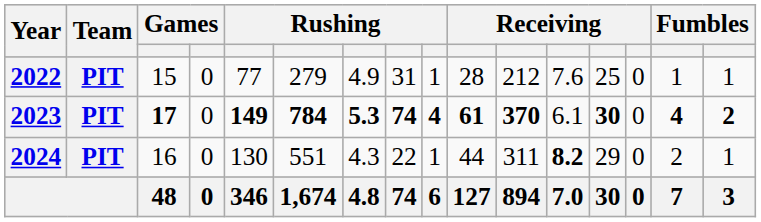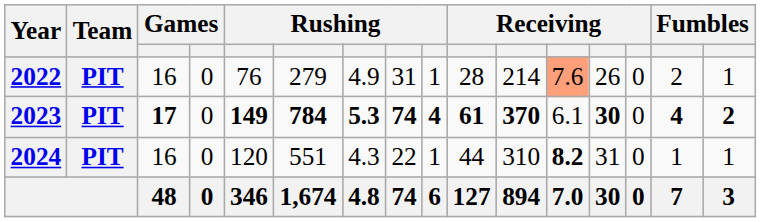(164, 76) 15 -> (164, 76) 16
(249, 76) 77 -> (249, 76) 76
(521, 76) 212 -> (521, 76) 214
(568, 76) no background -> (568, 76) lightsalmon background
(608, 76) 25 -> (608, 76) 26
(676, 76) 1 -> (676, 76) 2
(249, 156) 130 -> (249, 156) 120
(521, 156) 311 -> (521, 156) 310
(608, 156) 29 -> (608, 156) 31
(676, 156) 2 -> (676, 156) 1
